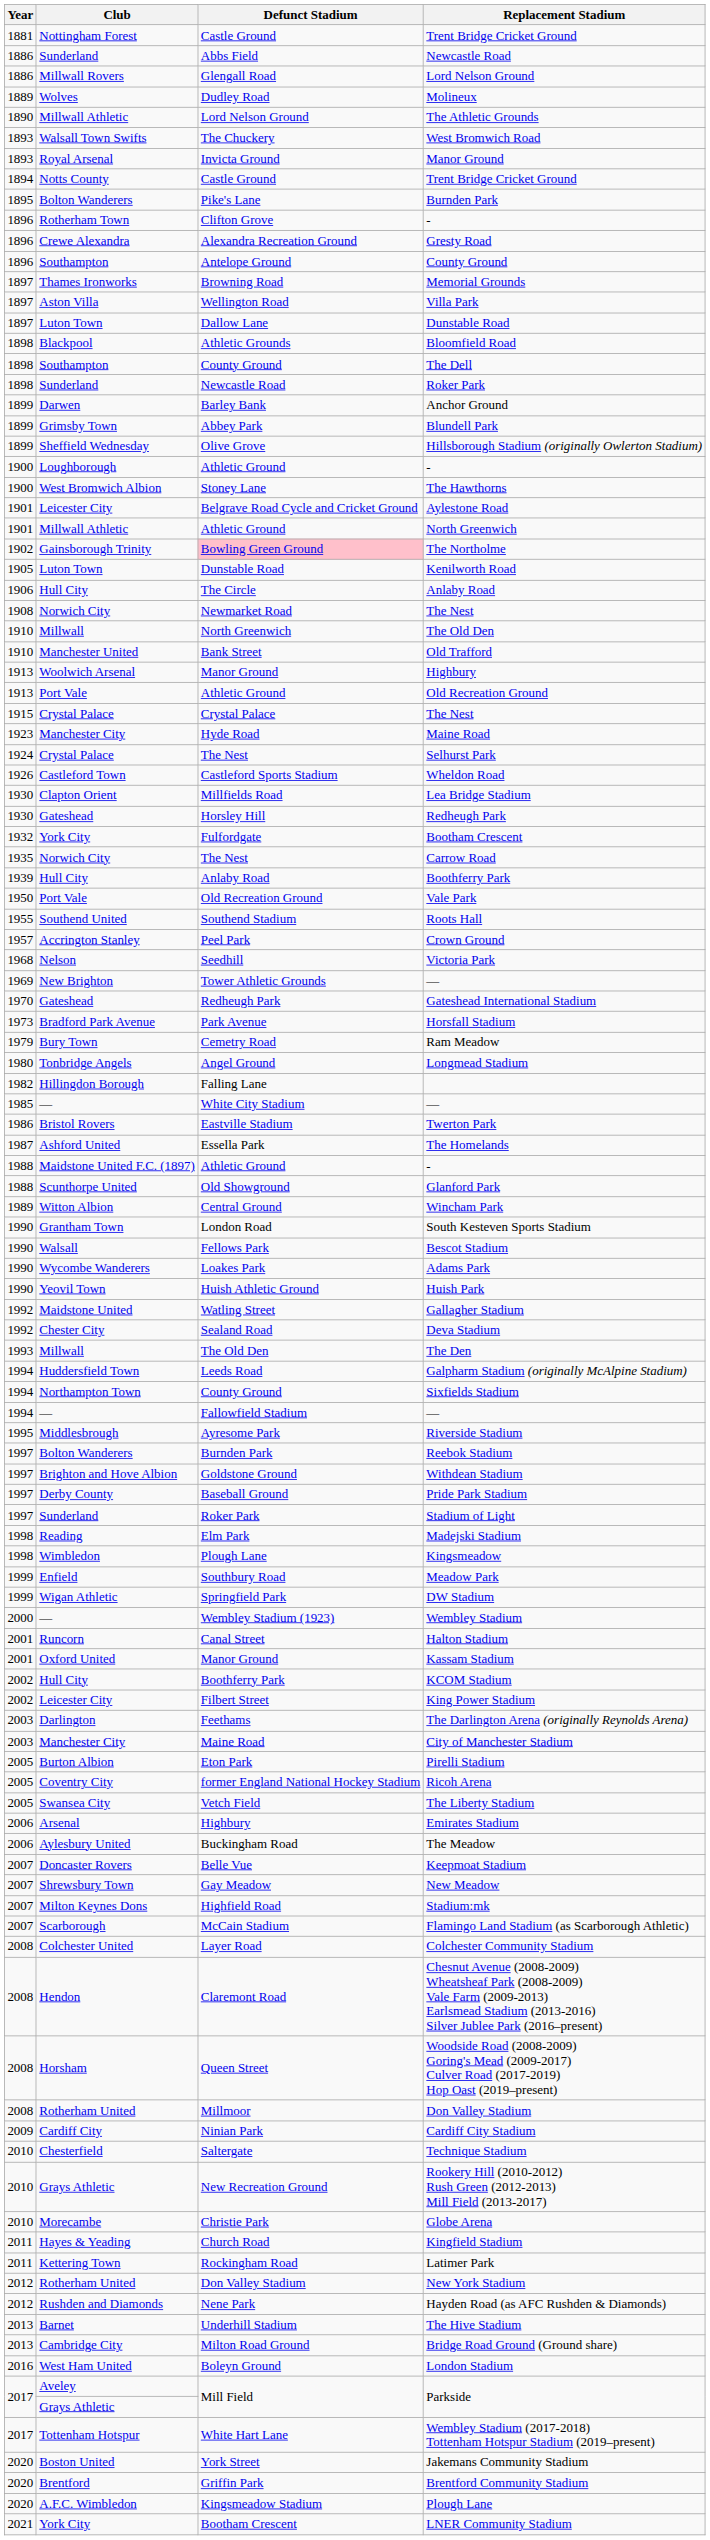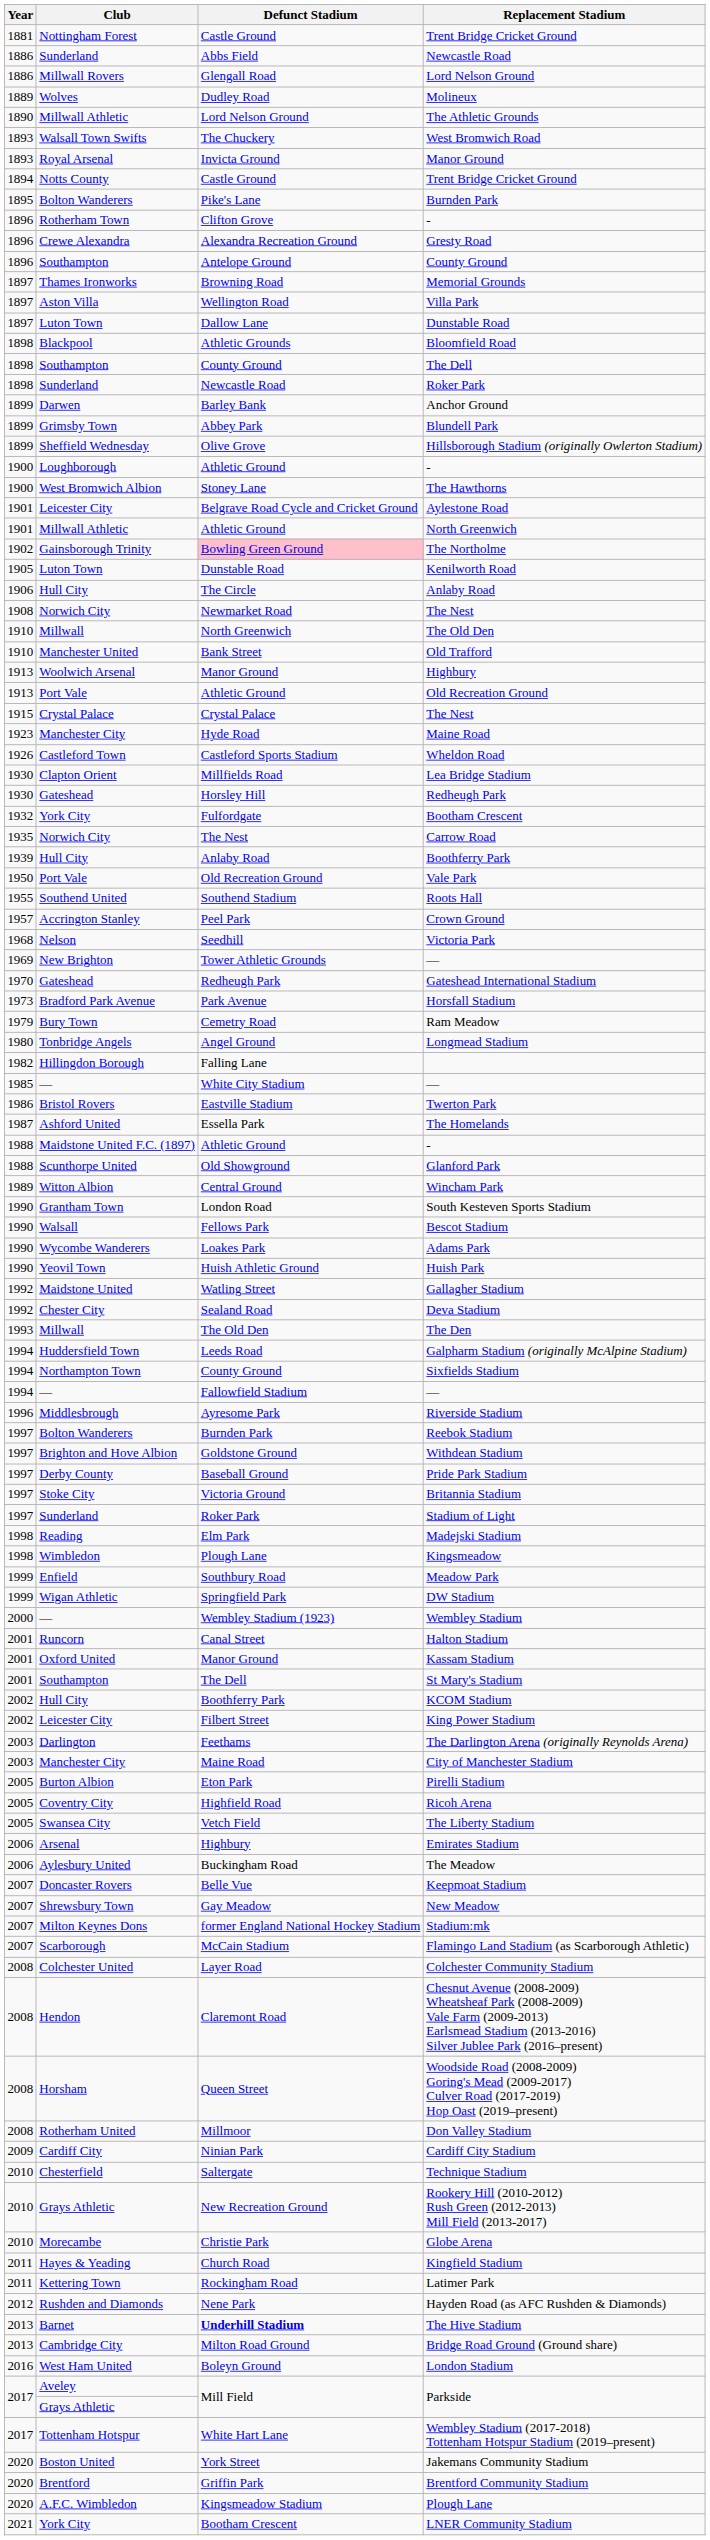- row: (77, 754)
(20, 1432) 1995 -> (20, 1412) 1996
+ row: (67, 1494)
+ row: (74, 1679)
(311, 1782) former England National Hockey Stadium -> (241, 1802) Highfield Road
(241, 1905) Highfield Road -> (311, 1926) former England National Hockey Stadium
- row: (87, 2283)
(249, 2324) normal -> (252, 2324) bold
